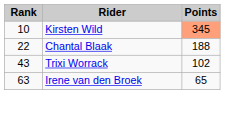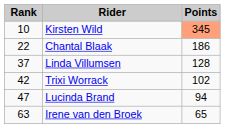(201, 47) 188 -> (201, 47) 186
+ row: (83, 64)
(24, 64) 43 -> (24, 81) 42
+ row: (80, 98)
